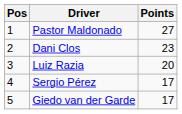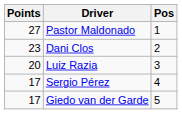columns swapped: (17, 13) <-> (157, 13)
